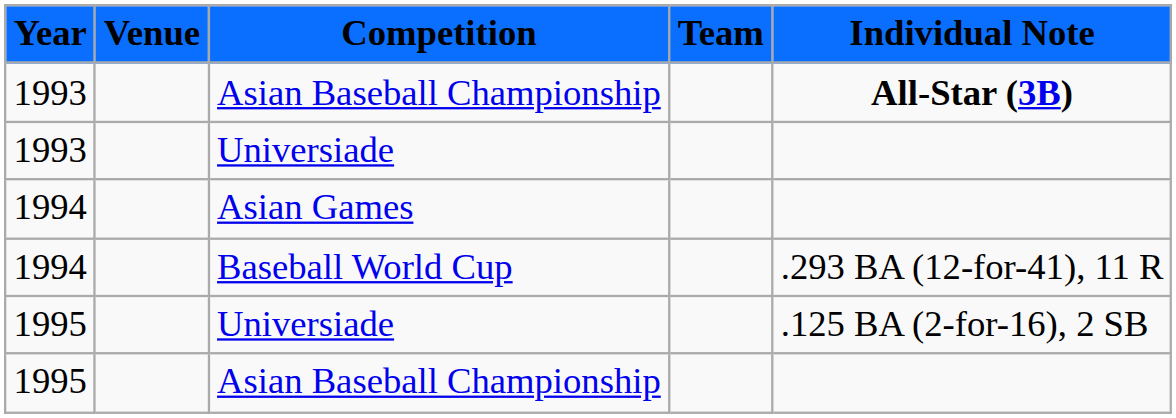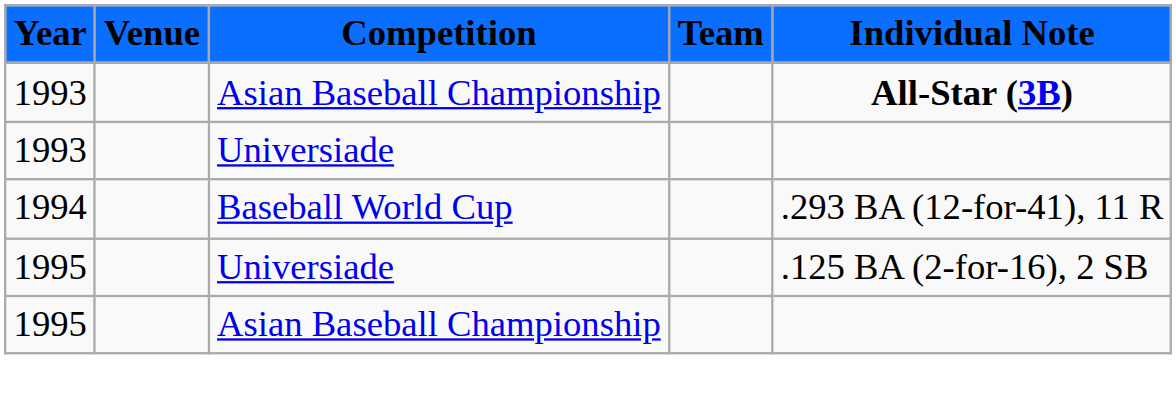- row: (50, 207)
